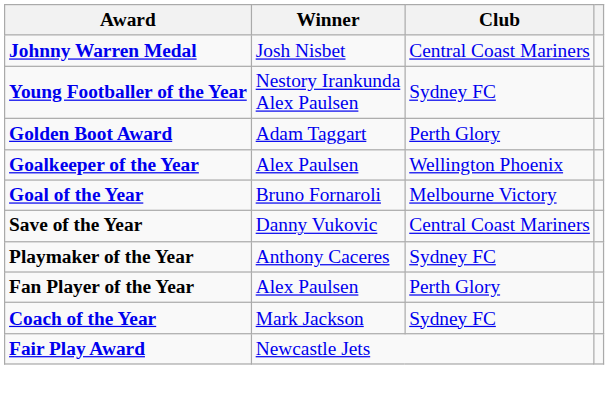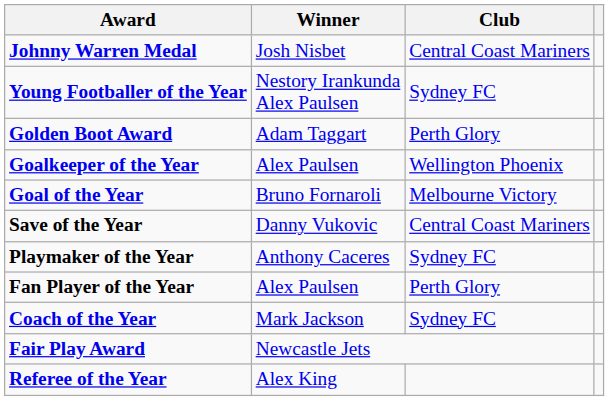+ row: (88, 379)
